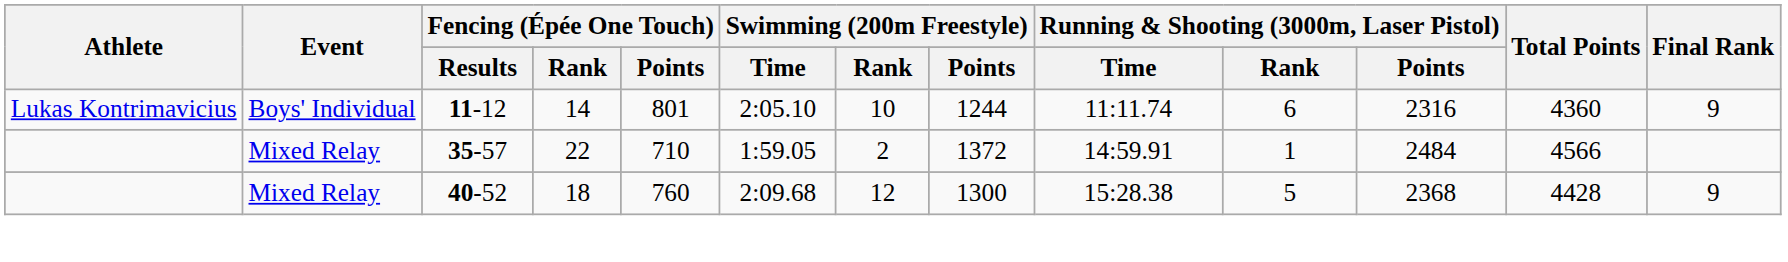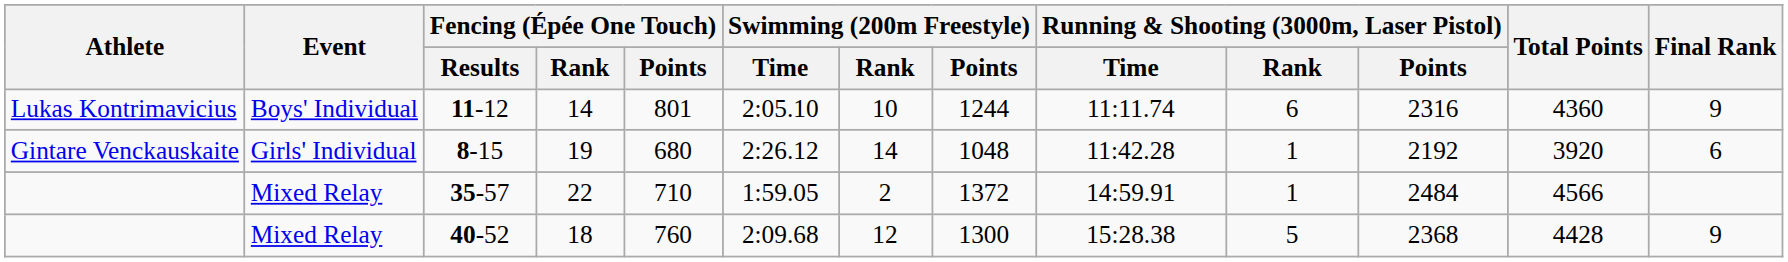+ row: (480, 151)
